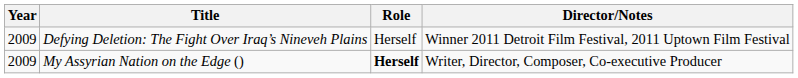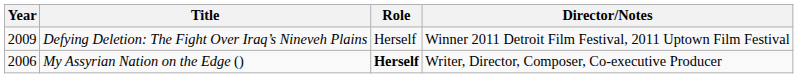(22, 61) 2009 -> (22, 61) 2006
